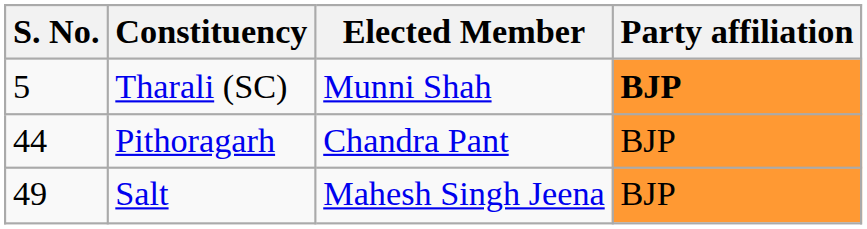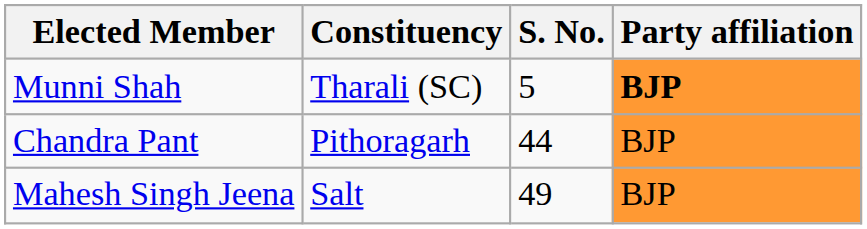columns swapped: (56, 31) <-> (464, 31)
